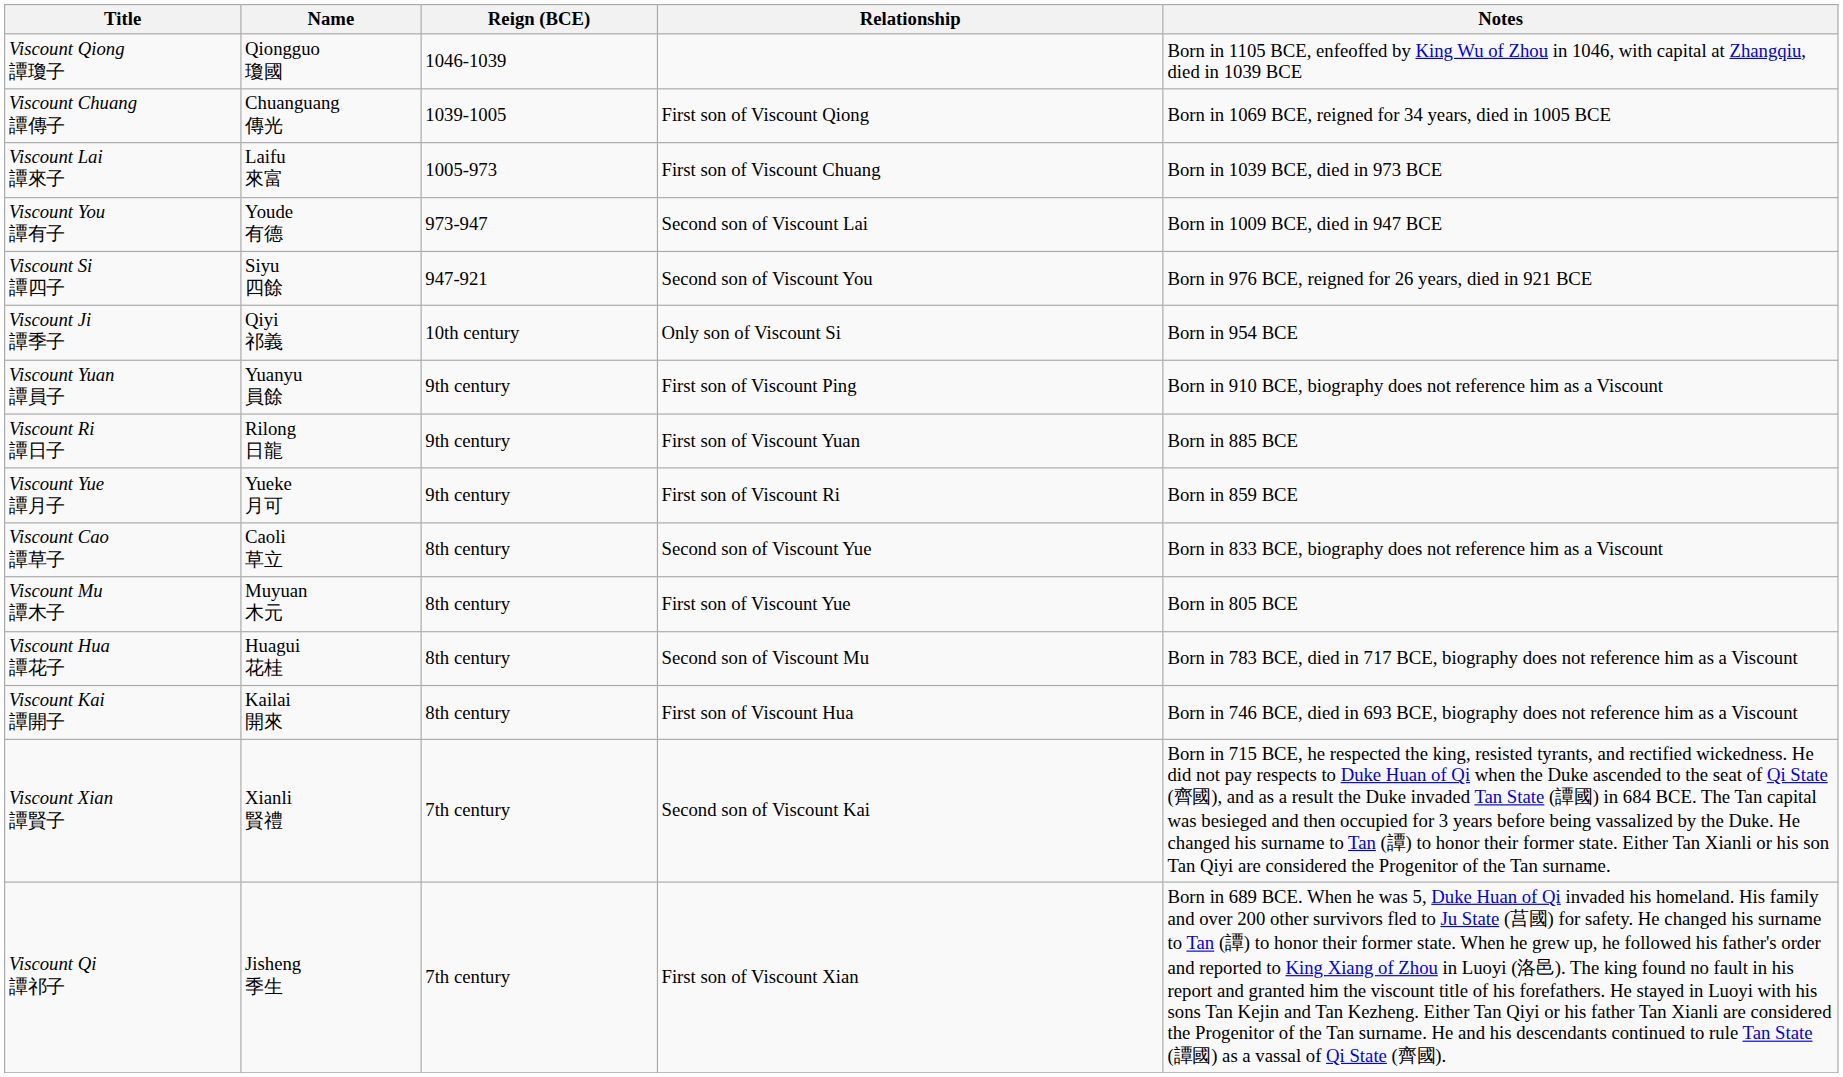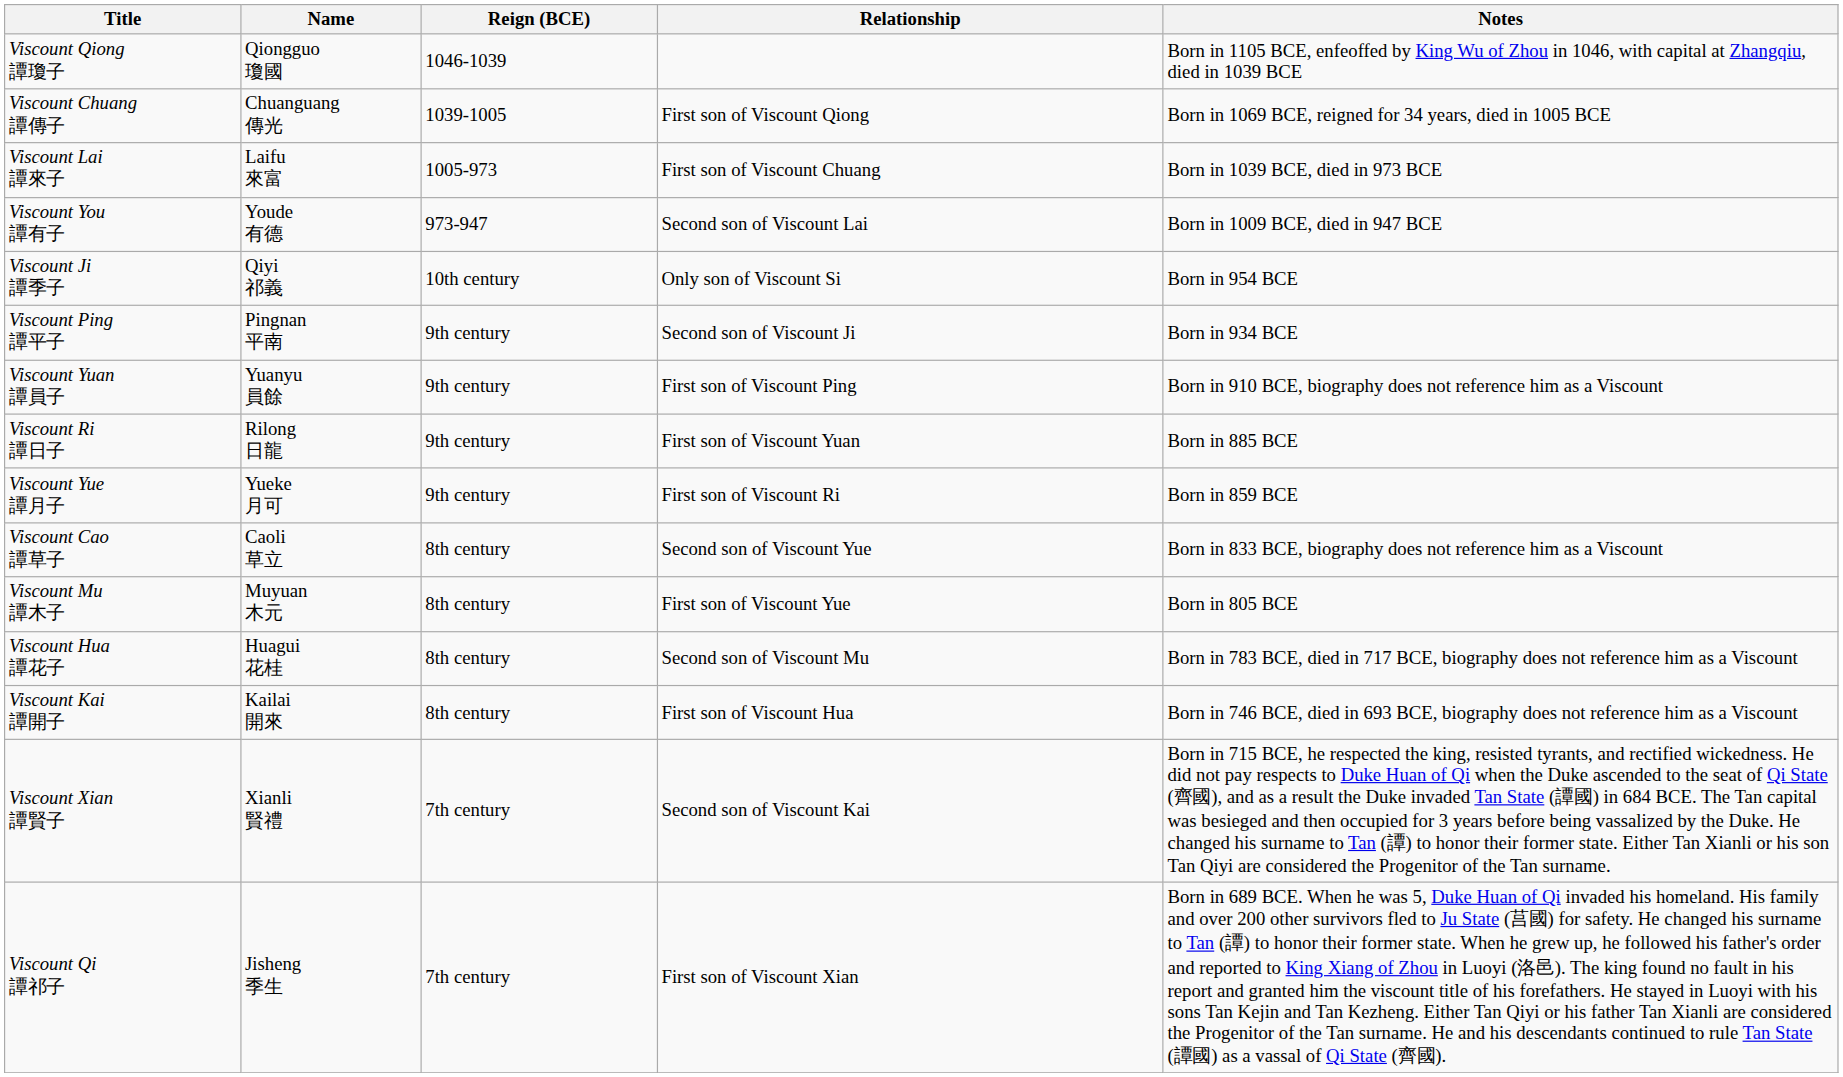- row: (51, 277)
+ row: (61, 331)
